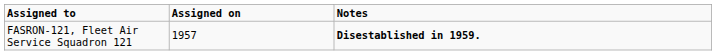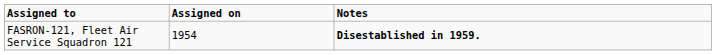(184, 36) 1957 -> (184, 36) 1954
